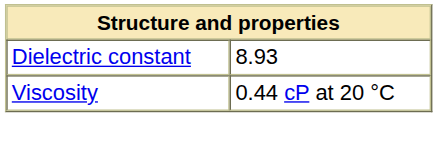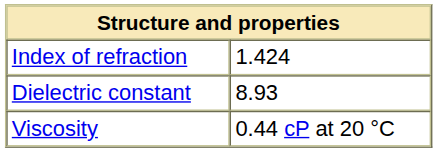+ row: (100, 57)
